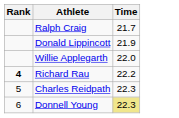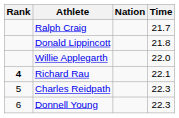+ column: (130, 12)
(126, 43) 21.9 -> (161, 43) 21.8
(126, 74) 22.2 -> (161, 74) 22.1
(126, 105) khaki background -> (161, 105) no background
